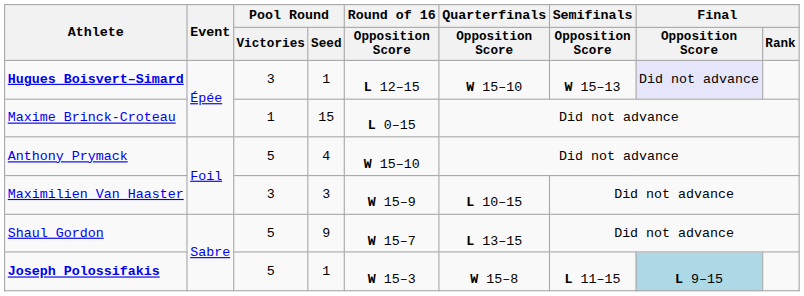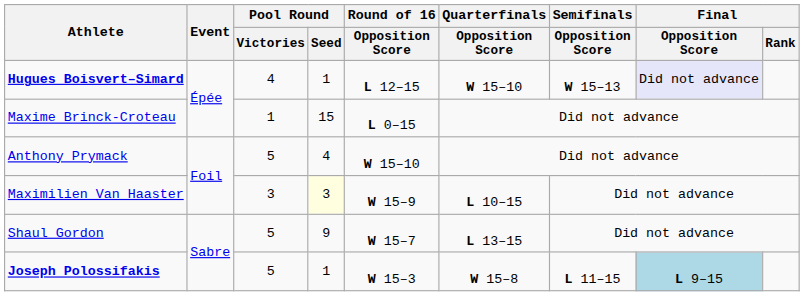(271, 79) 3 -> (271, 79) 4
(326, 195) no background -> (326, 195) lightyellow background
